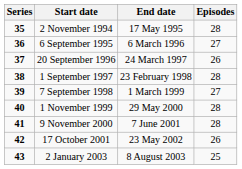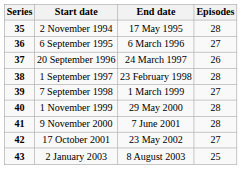(215, 140) 26 -> (215, 140) 27
